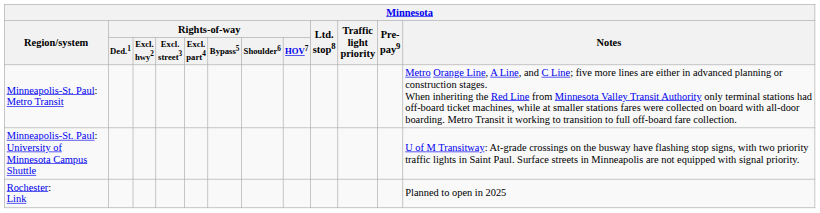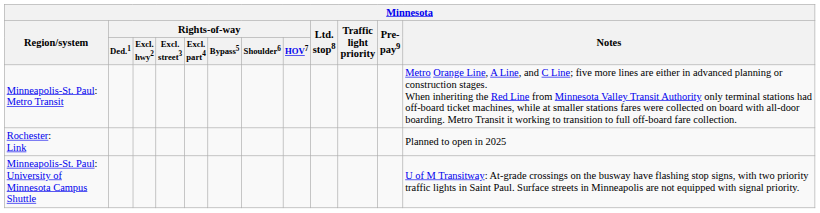rows swapped: (52, 153) <-> (29, 193)
